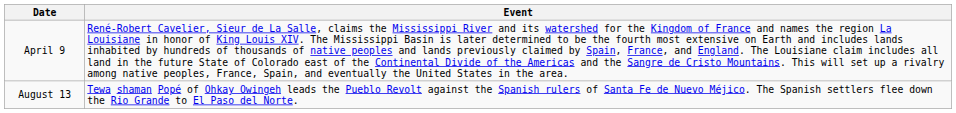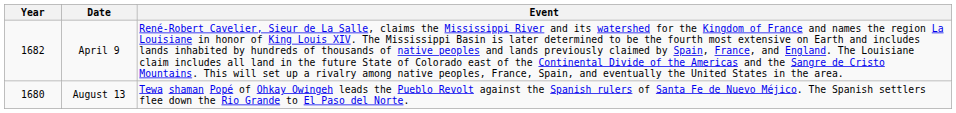+ column: (33, 12)
